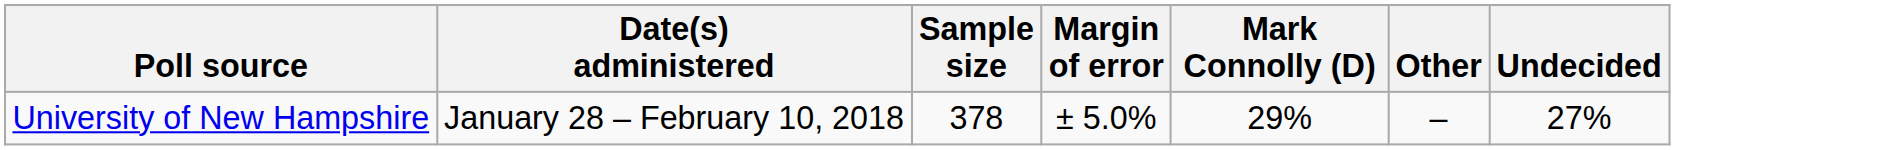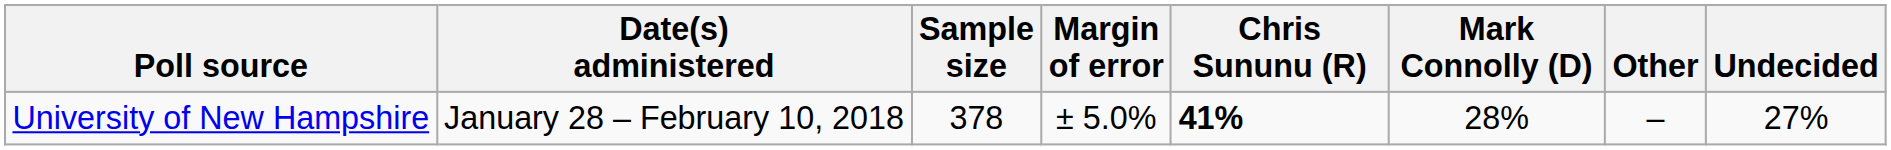+ column: (1280, 48)
(1280, 117) 29% -> (1497, 117) 28%
